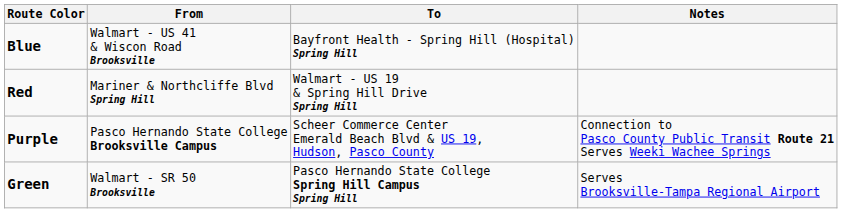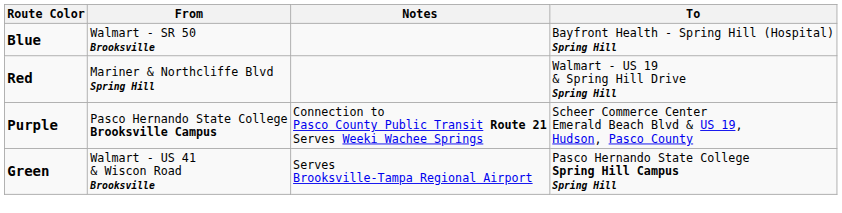columns swapped: (434, 14) <-> (707, 14)
(143, 47) Walmart - US 41 & Wiscon Road Brooksville -> (143, 40) Walmart - SR 50 Brooksville
(143, 185) Walmart - SR 50 Brooksville -> (143, 171) Walmart - US 41 & Wiscon Road Brooksville
